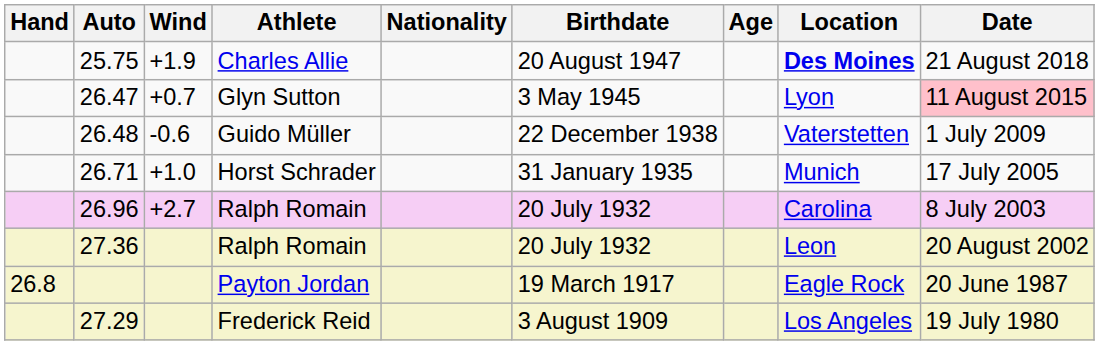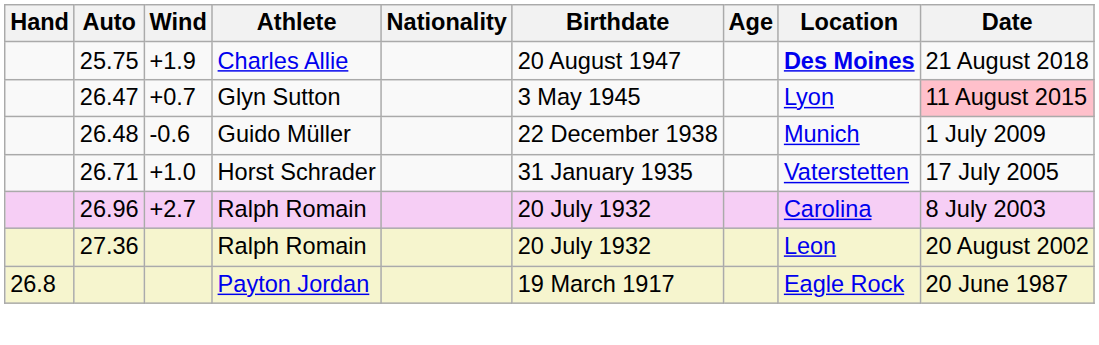(846, 135) Vaterstetten -> (822, 135) Munich
(822, 172) Munich -> (846, 172) Vaterstetten
- row: (109, 321)
